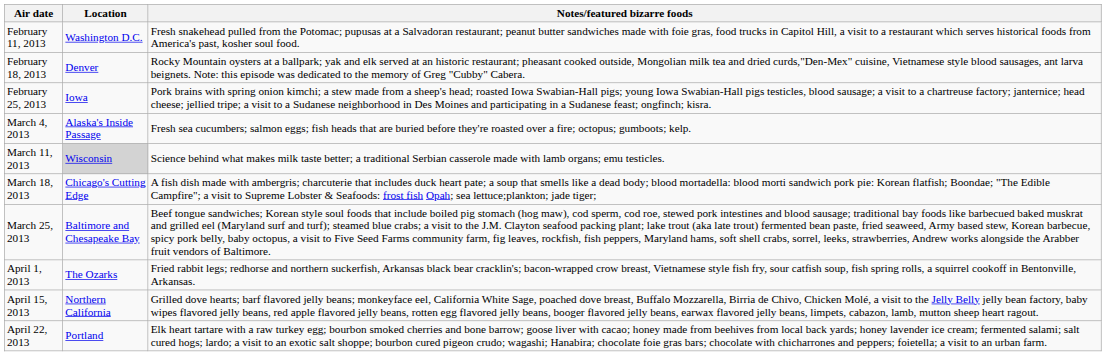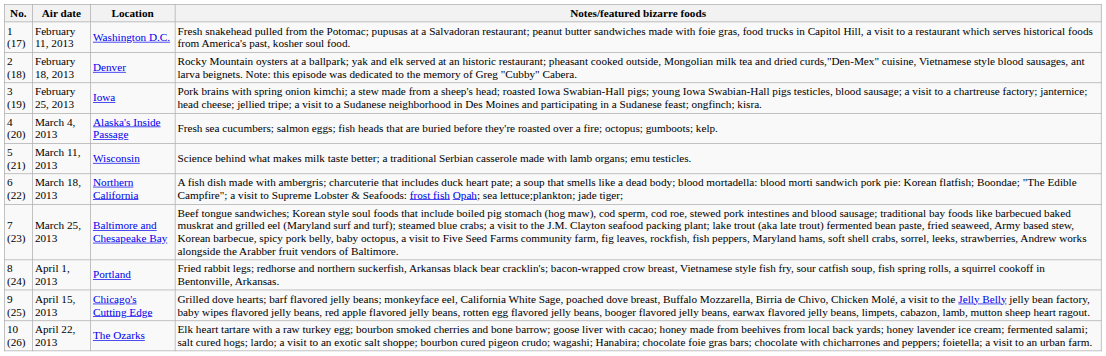+ column: (18, 13)
(89, 158) lightgrey background -> (116, 158) no background
(105, 189) Chicago's Cutting Edge -> (116, 189) Northern California
(91, 275) The Ozarks -> (112, 275) Portland
(88, 305) Northern California -> (123, 305) Chicago's Cutting Edge
(84, 335) Portland -> (119, 335) The Ozarks
